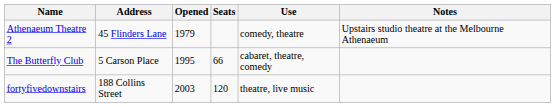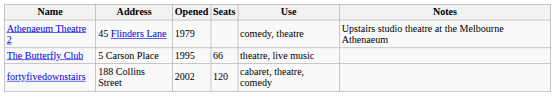(272, 61) cabaret, theatre, comedy -> (277, 55) theatre, live music
(185, 88) 2003 -> (185, 77) 2002
(277, 88) theatre, live music -> (272, 77) cabaret, theatre, comedy
